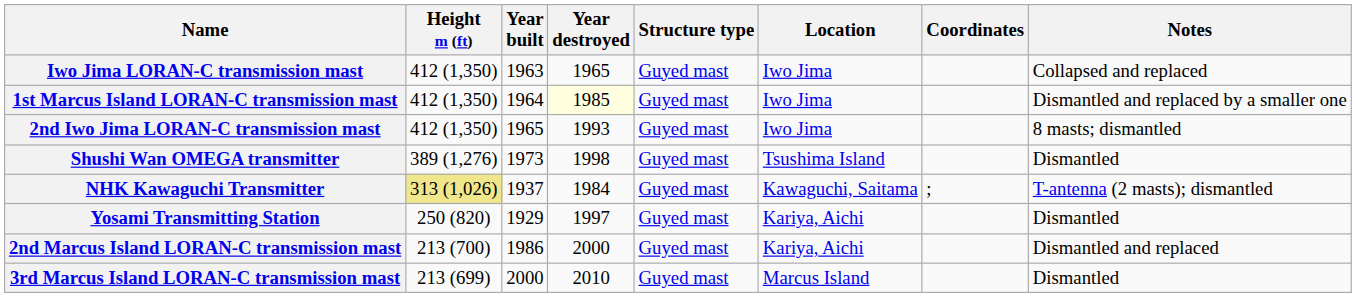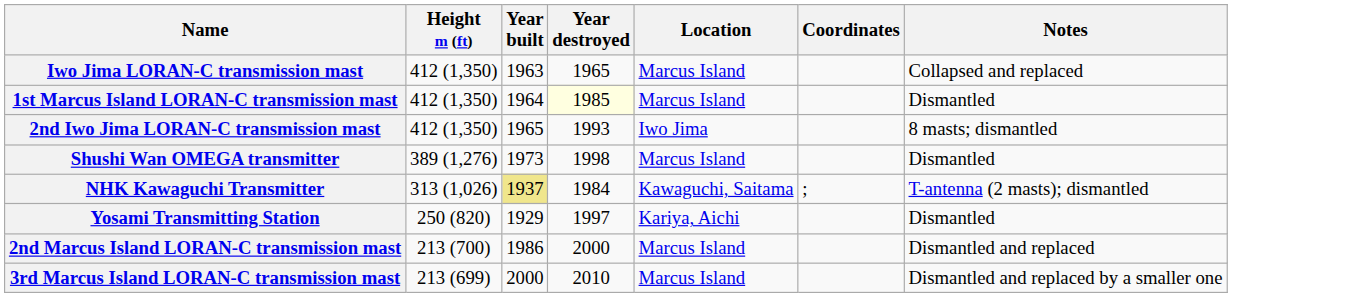- column: (696, 29)
(797, 70) Iwo Jima -> (692, 70) Marcus Island
(797, 99) Iwo Jima -> (692, 99) Marcus Island
(1190, 99) Dismantled and replaced by a smaller one -> (952, 99) Dismantled
(824, 159) Tsushima Island -> (692, 159) Marcus Island
(454, 188) khaki background -> (454, 188) no background
(525, 188) no background -> (525, 188) khaki background
(813, 248) Kariya, Aichi -> (692, 248) Marcus Island
(1076, 277) Dismantled -> (1066, 277) Dismantled and replaced by a smaller one
